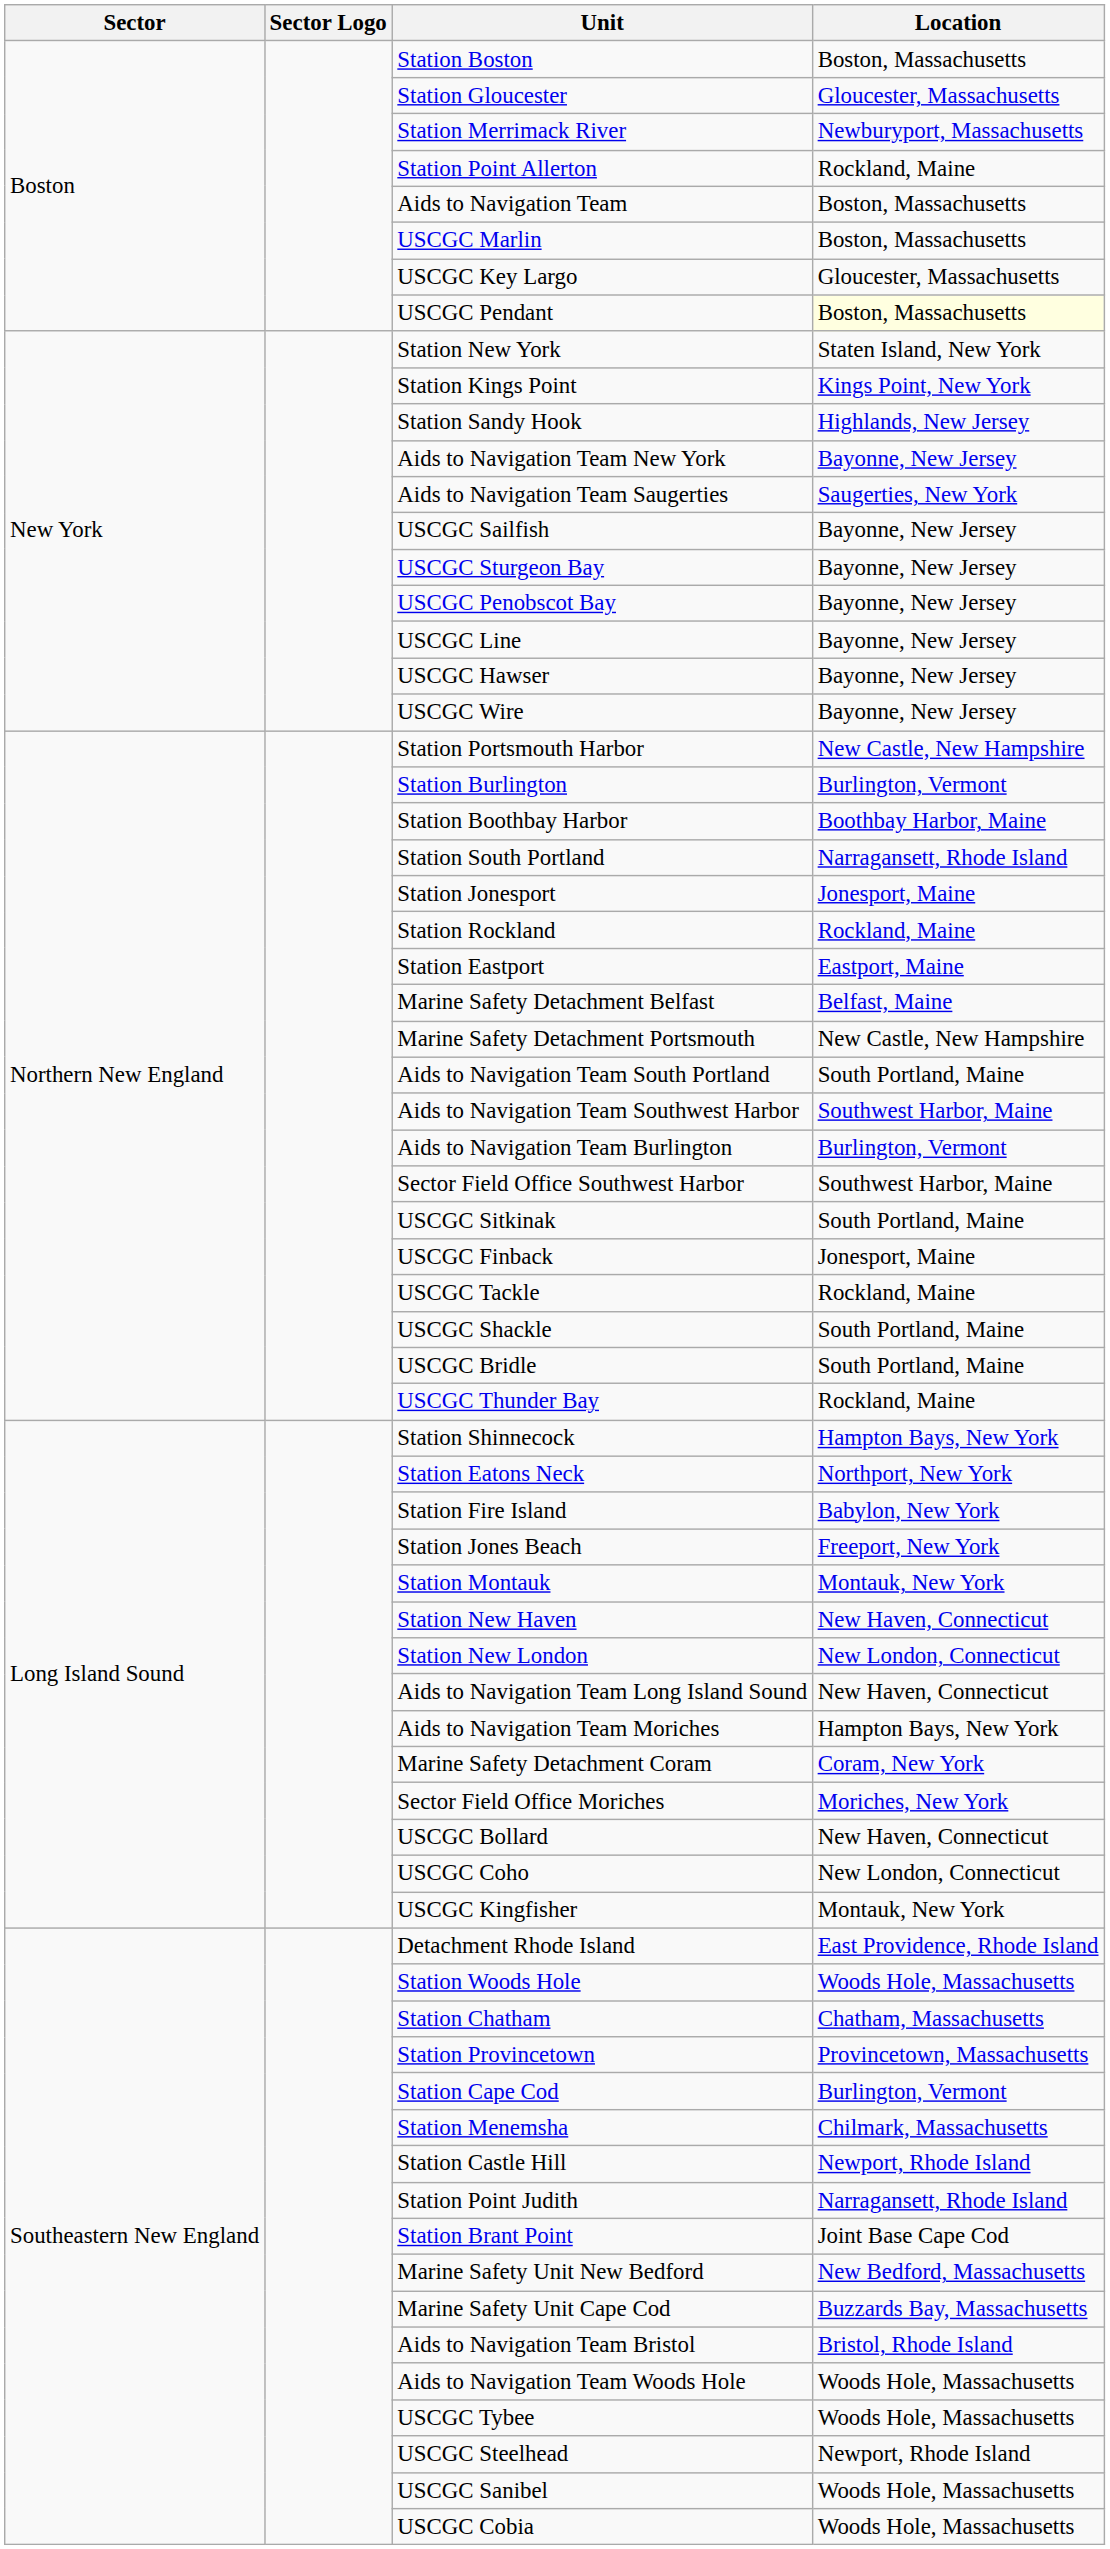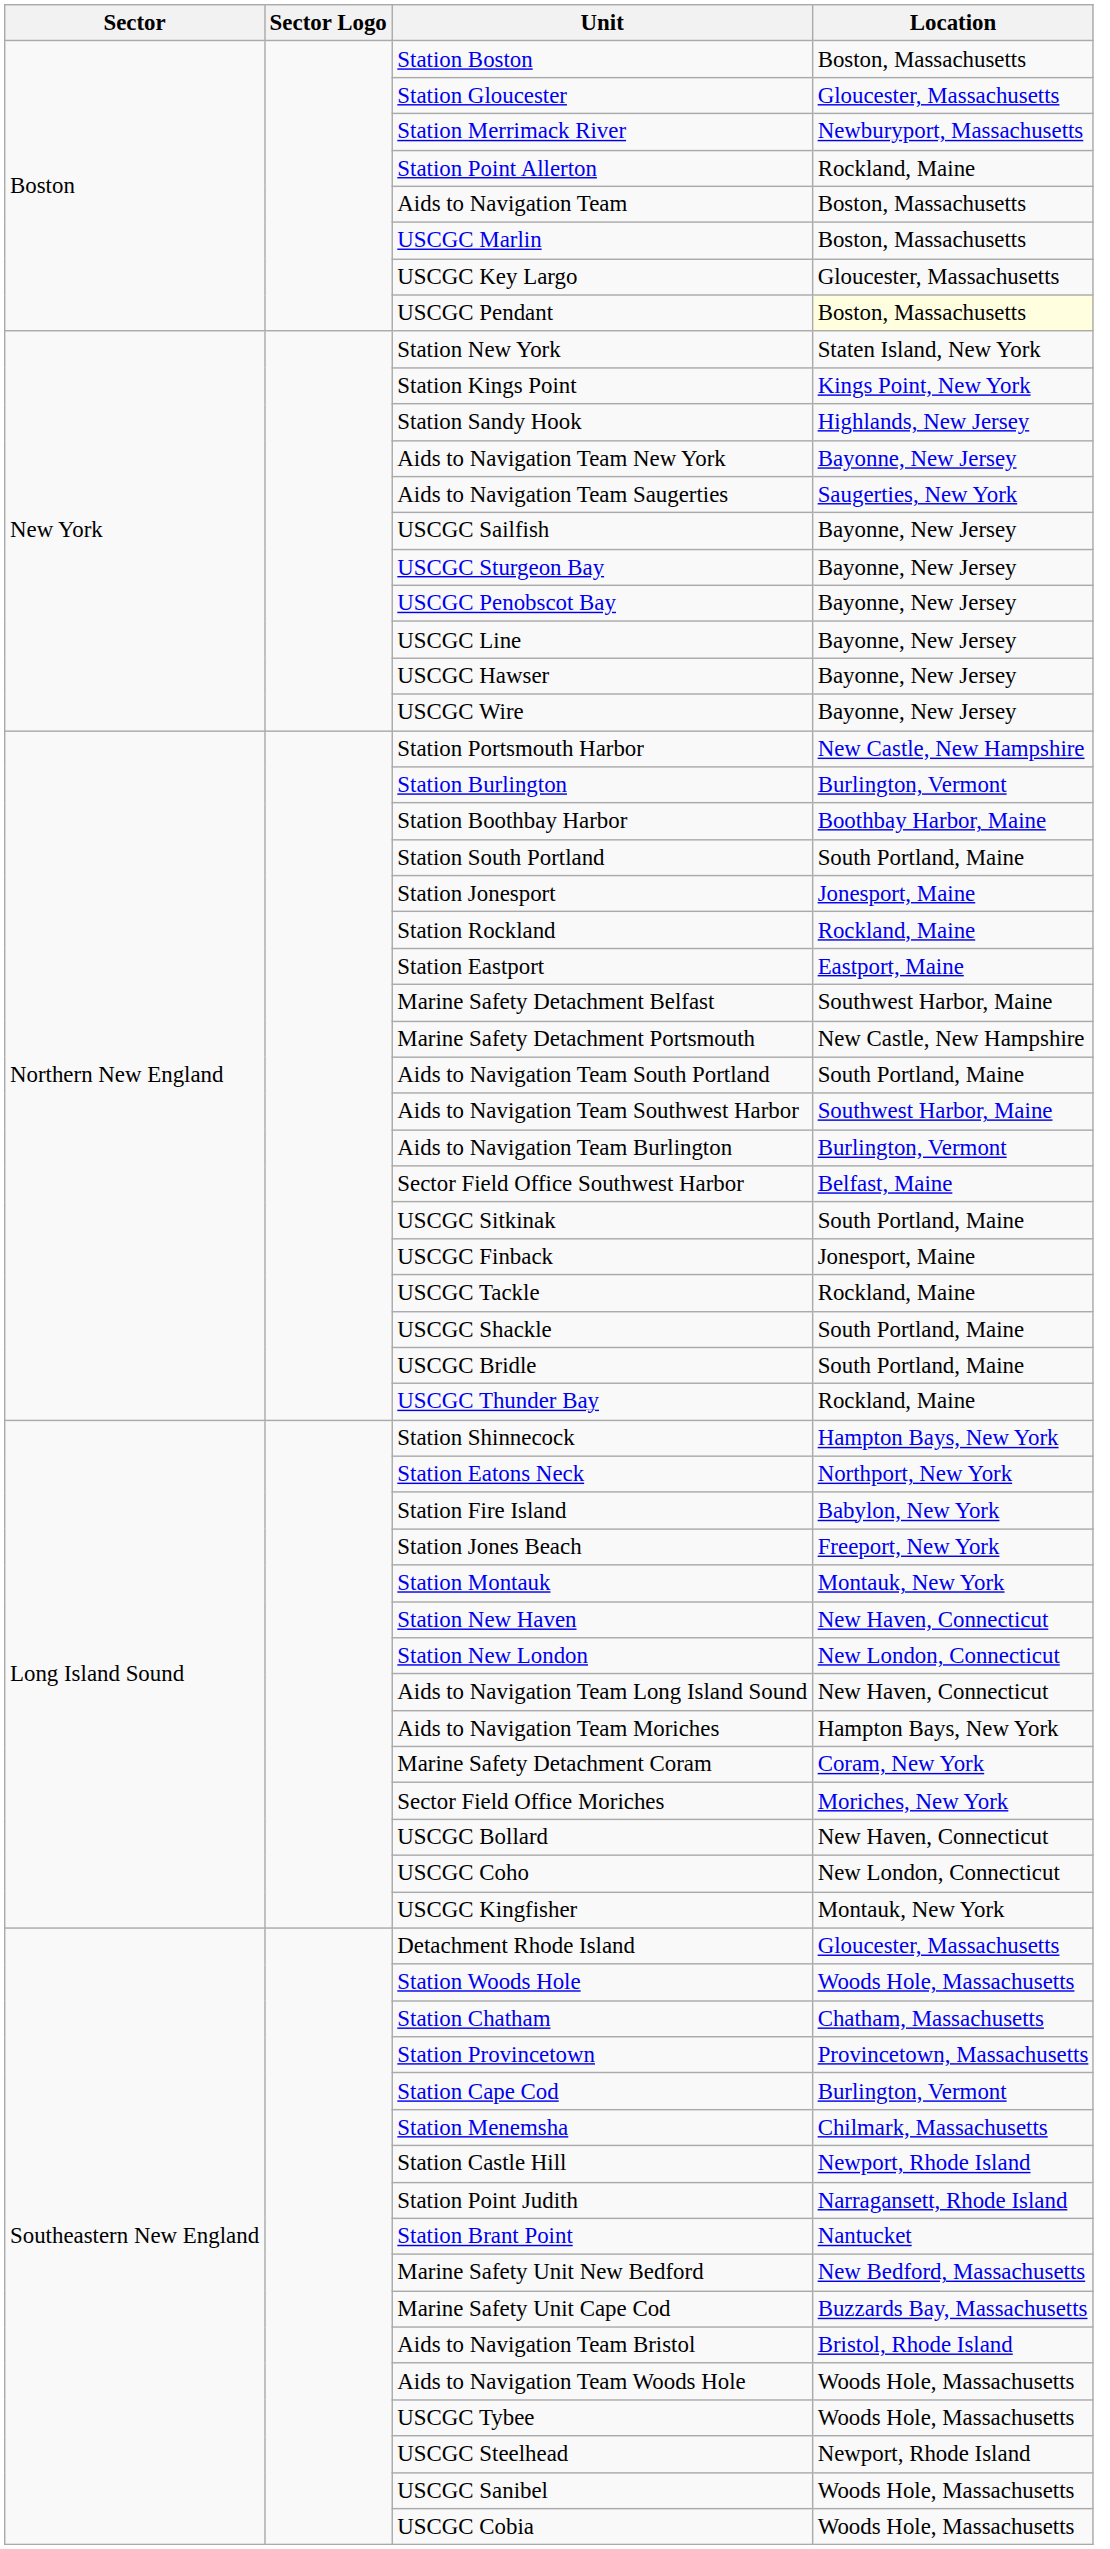(942, 857) Narragansett, Rhode Island -> (921, 857) South Portland, Maine
(885, 1002) Belfast, Maine -> (935, 1002) Southwest Harbor, Maine
(935, 1183) Southwest Harbor, Maine -> (885, 1183) Belfast, Maine
(958, 1945) East Providence, Rhode Island -> (939, 1945) Gloucester, Massachusetts
(913, 2236) Joint Base Cape Cod -> (865, 2236) Nantucket
